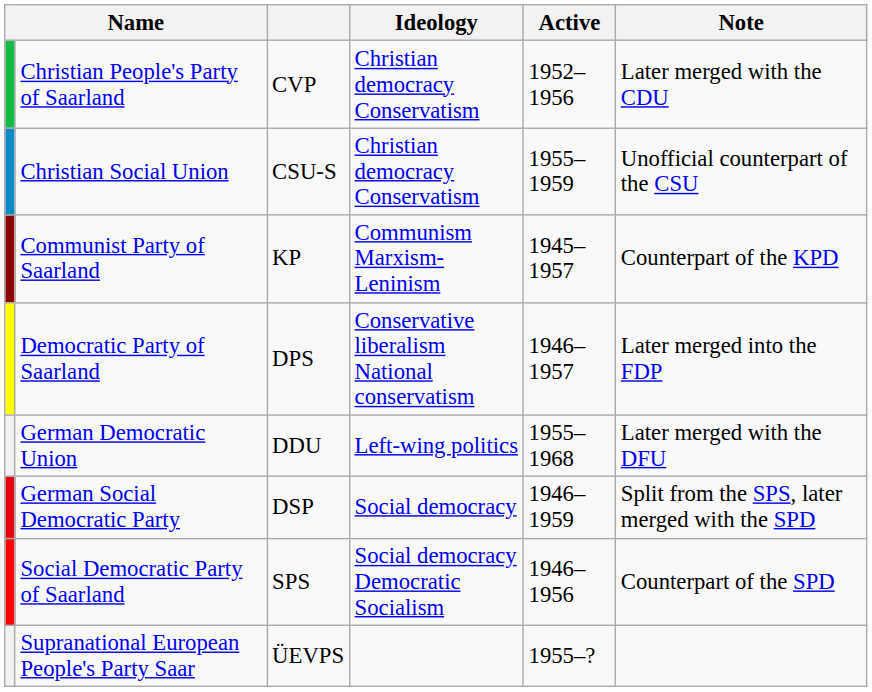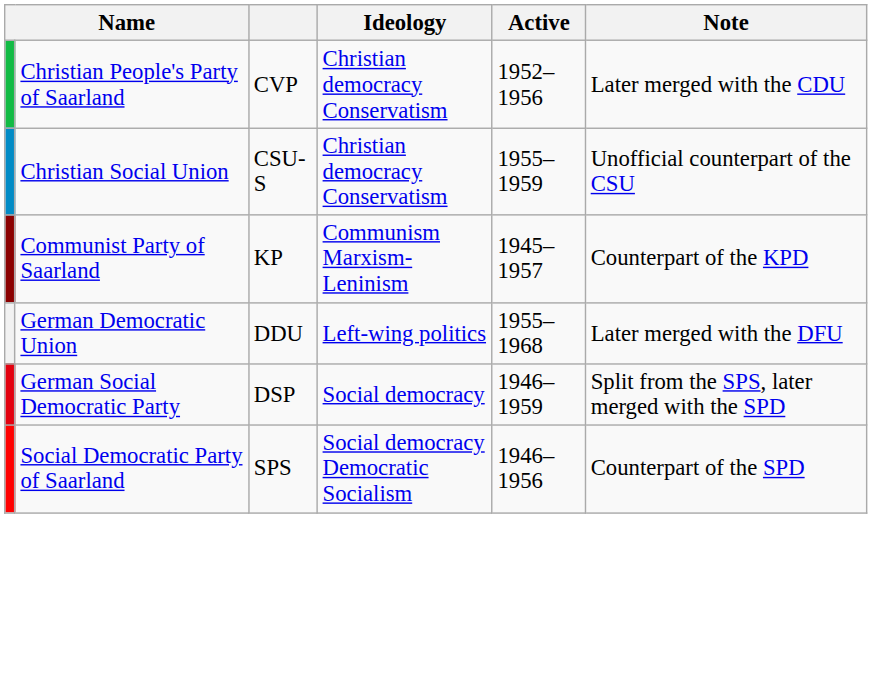- row: (113, 358)
- row: (130, 655)
